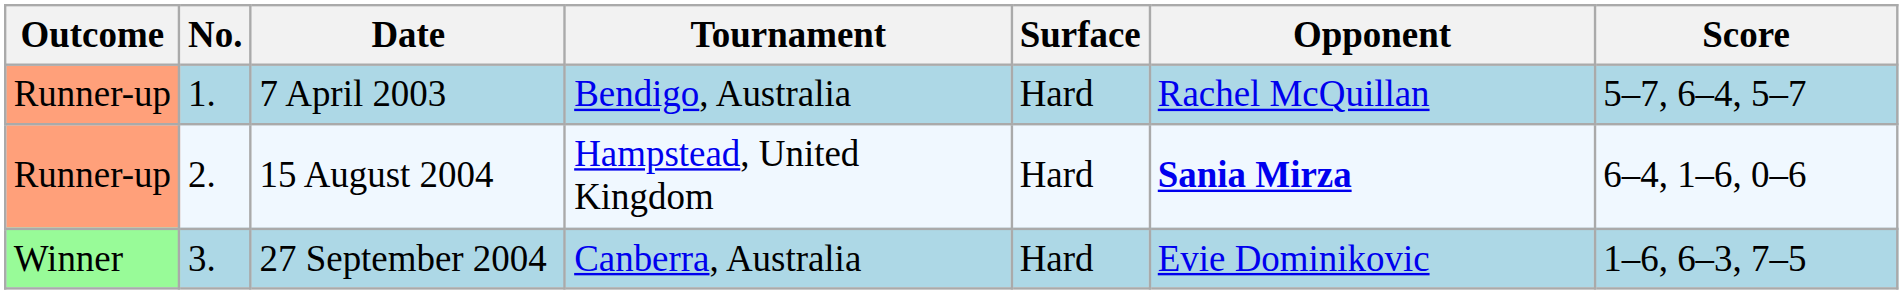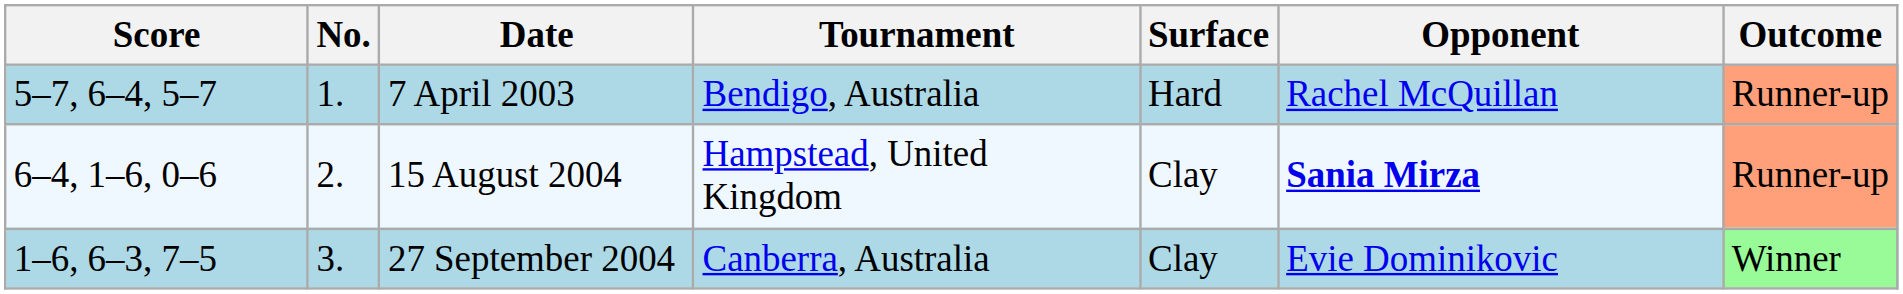columns swapped: (92, 33) <-> (1746, 33)
(1057, 175) Hard -> (1183, 175) Clay
(1057, 256) Hard -> (1183, 256) Clay
